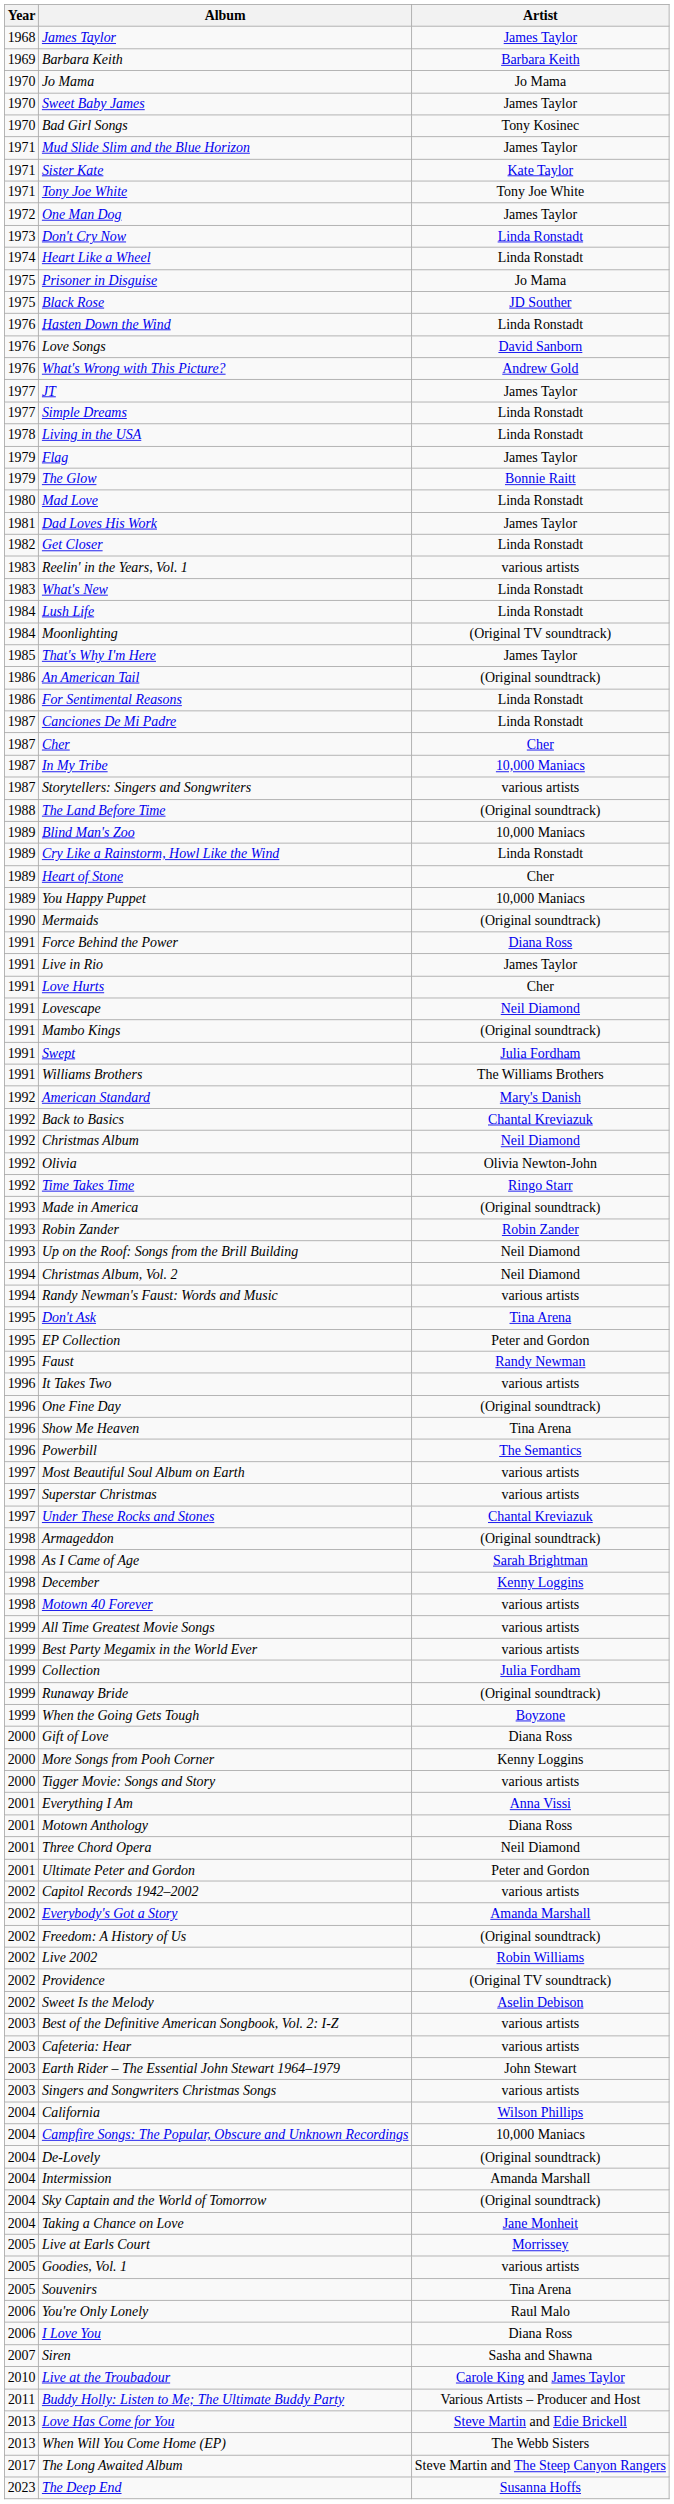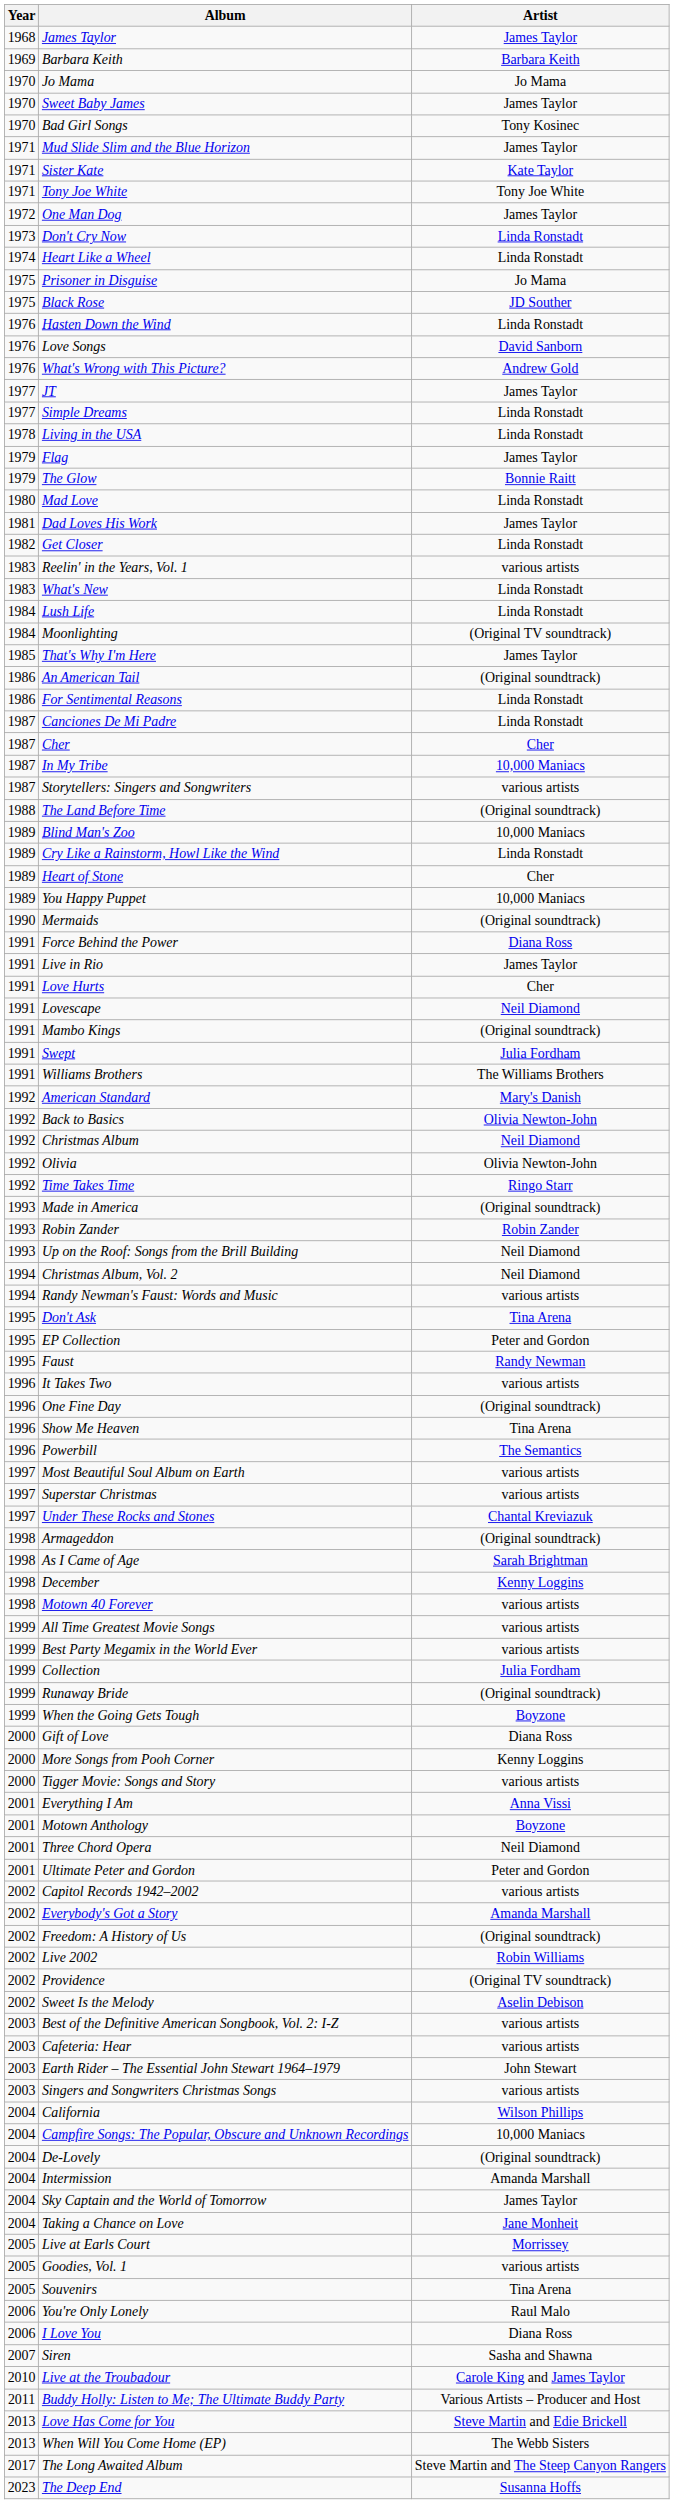(540, 1119) Chantal Kreviazuk -> (540, 1119) Olivia Newton-John
(540, 1825) Diana Ross -> (540, 1825) Boyzone
(540, 2201) (Original soundtrack) -> (540, 2201) James Taylor
